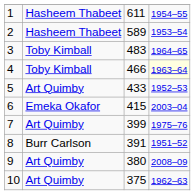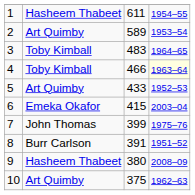(73, 32) Hasheem Thabeet -> (55, 32) Art Quimby
(55, 124) Art Quimby -> (61, 124) John Thomas
(55, 161) Art Quimby -> (73, 161) Hasheem Thabeet
